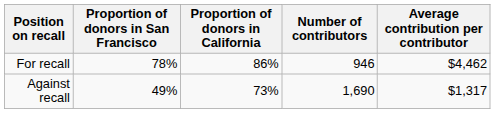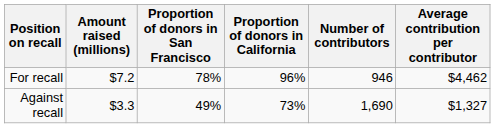+ column: (102, 36)
(266, 63) 86% -> (292, 78) 96%
(467, 91) $1,317 -> (467, 105) $1,327
